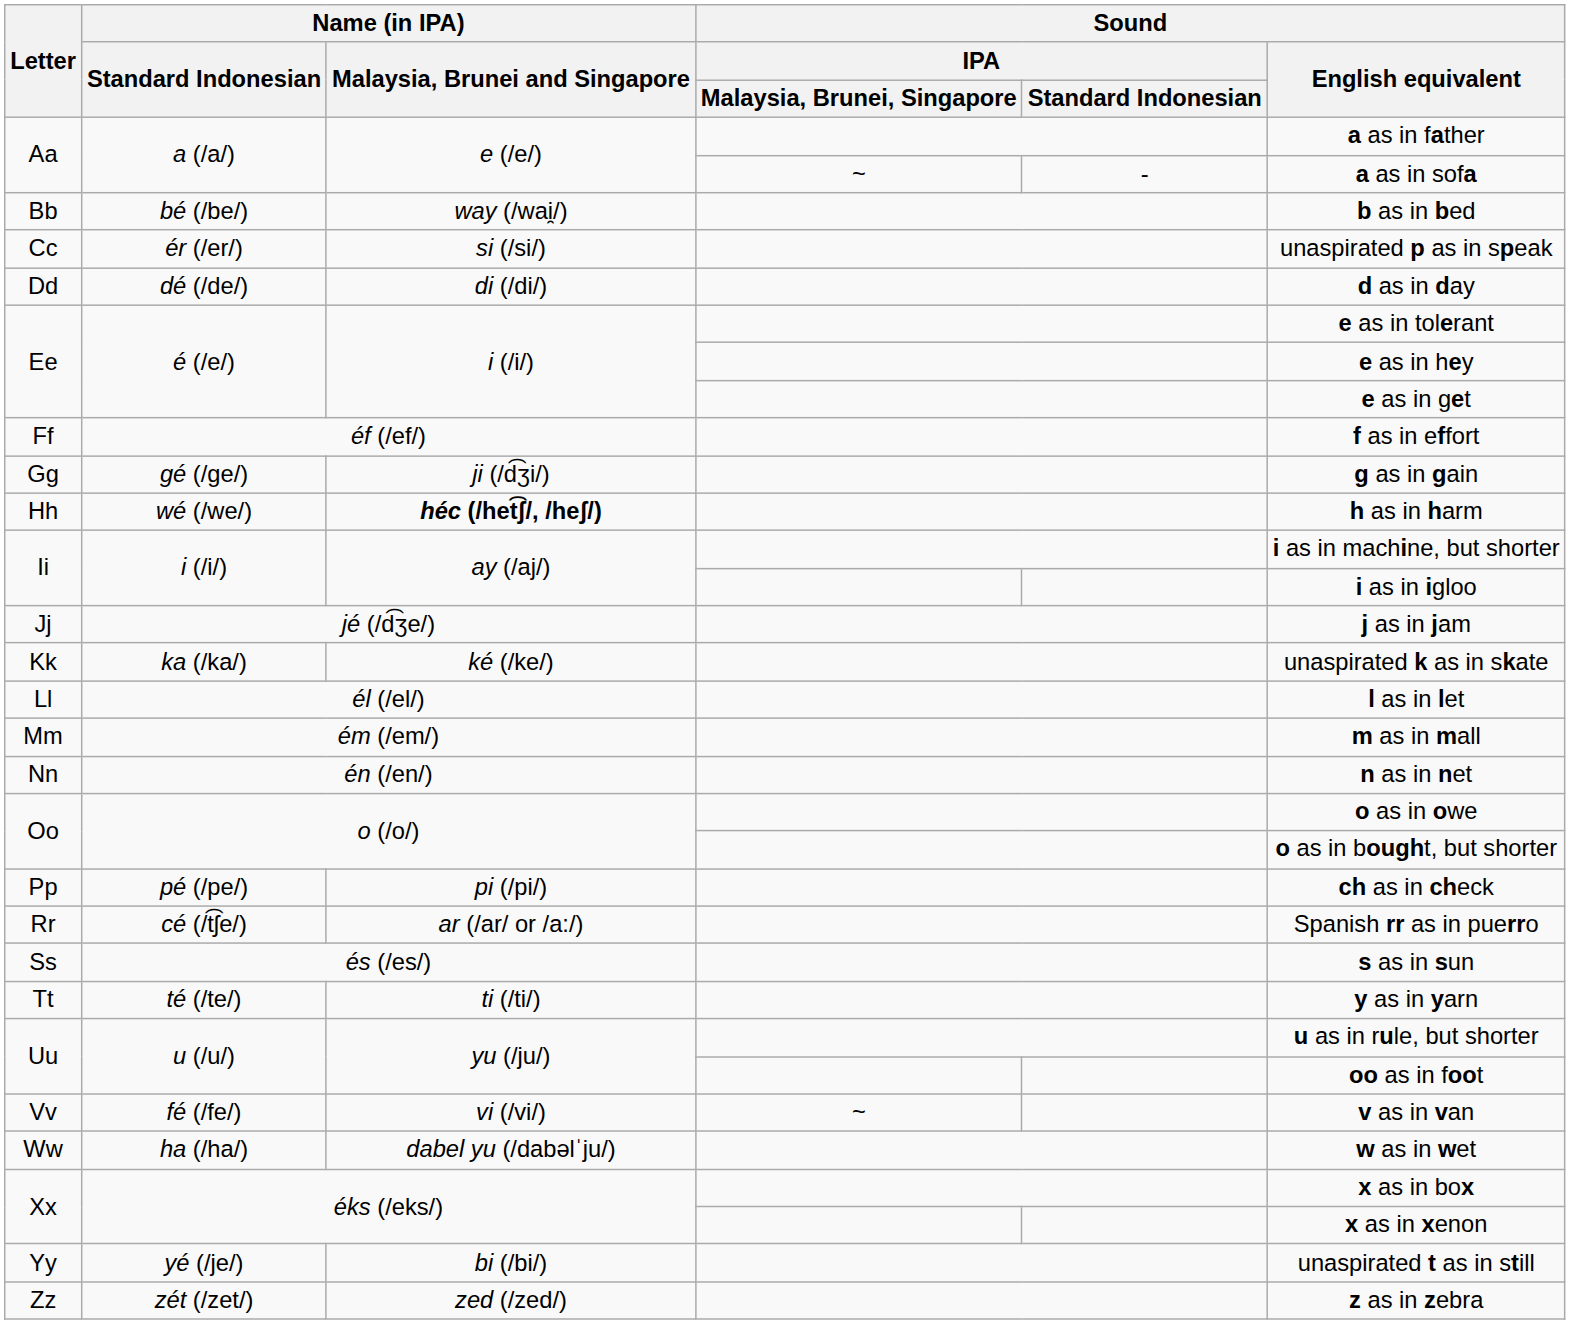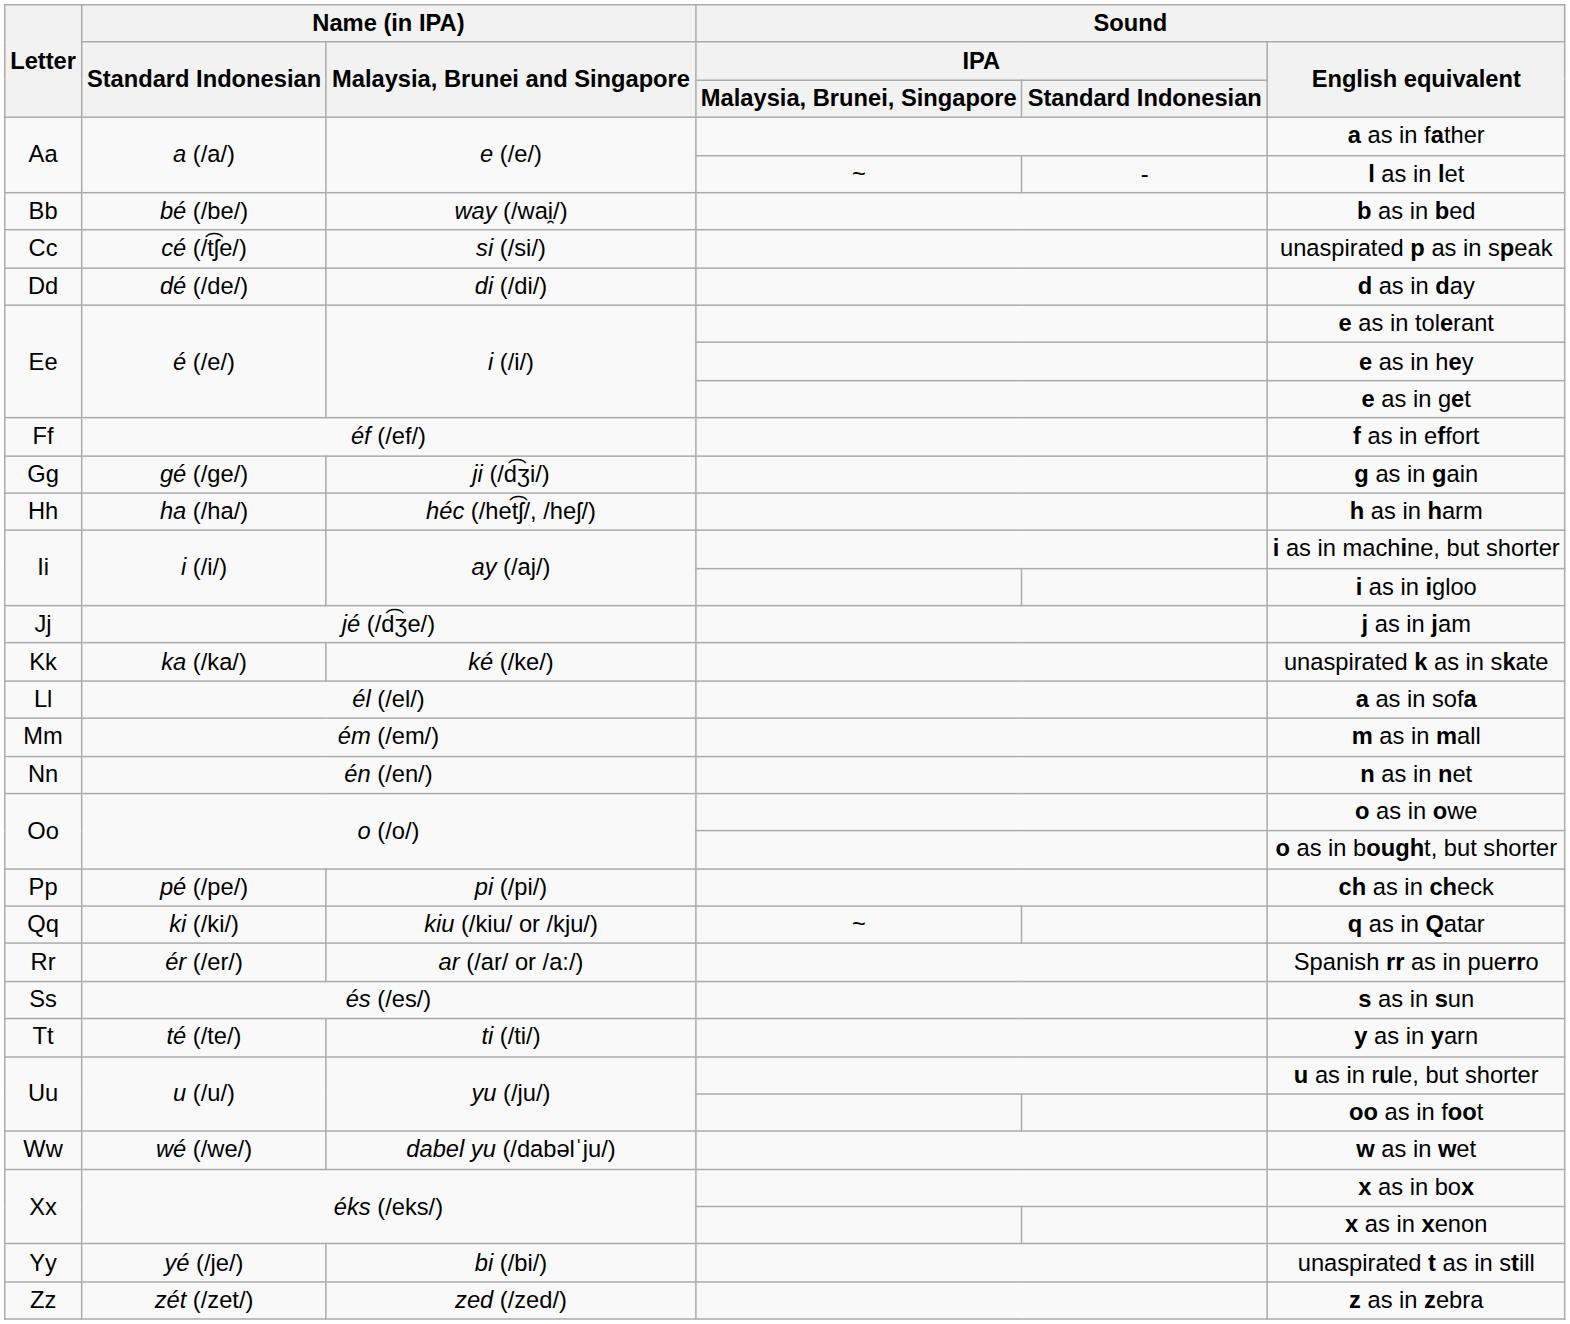(1416, 173) a as in sofa -> (1416, 173) l as in let
(204, 248) ér (/er/) -> (204, 248) cé (/t͡ʃe/)
(204, 511) wé (/we/) -> (204, 511) ha (/ha/)
(511, 511) bold -> (511, 511) normal
(1416, 699) l as in let -> (1416, 699) a as in sofa
+ row: (43, 924)
(204, 924) cé (/t͡ʃe/) -> (204, 962) ér (/er/)
- row: (43, 1112)
(204, 1149) ha (/ha/) -> (204, 1149) wé (/we/)
